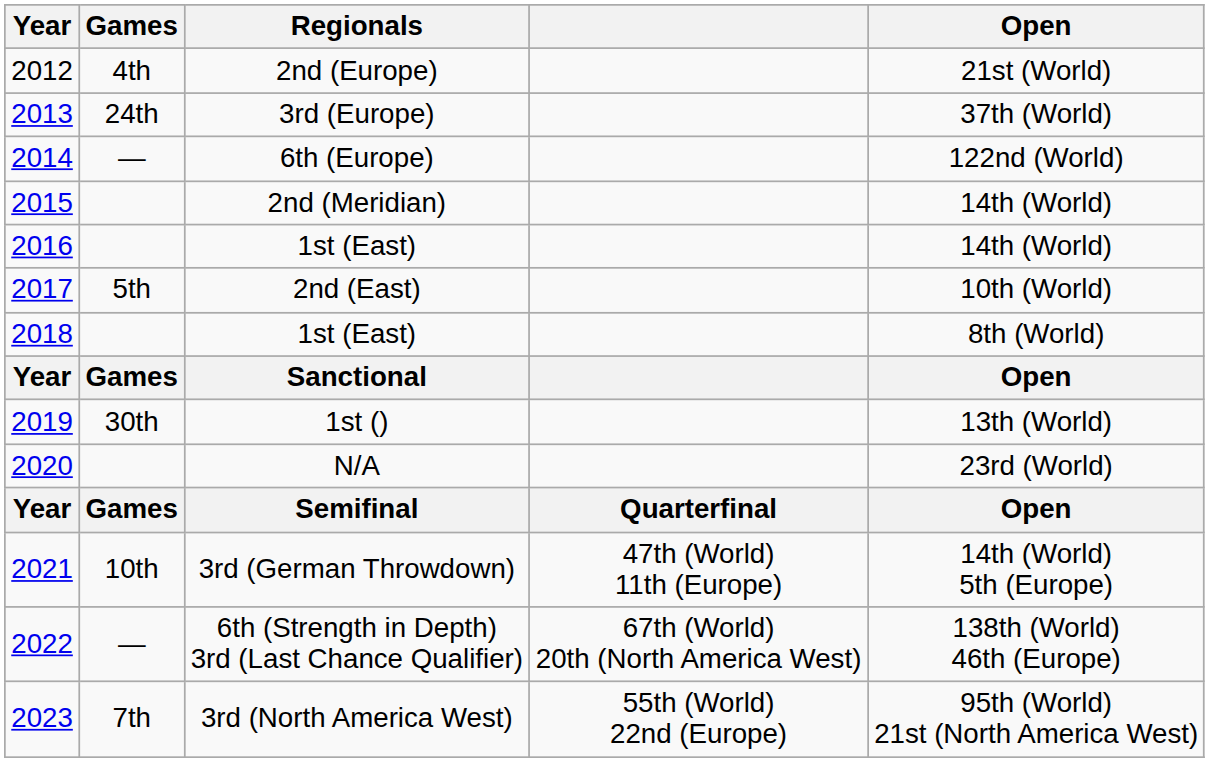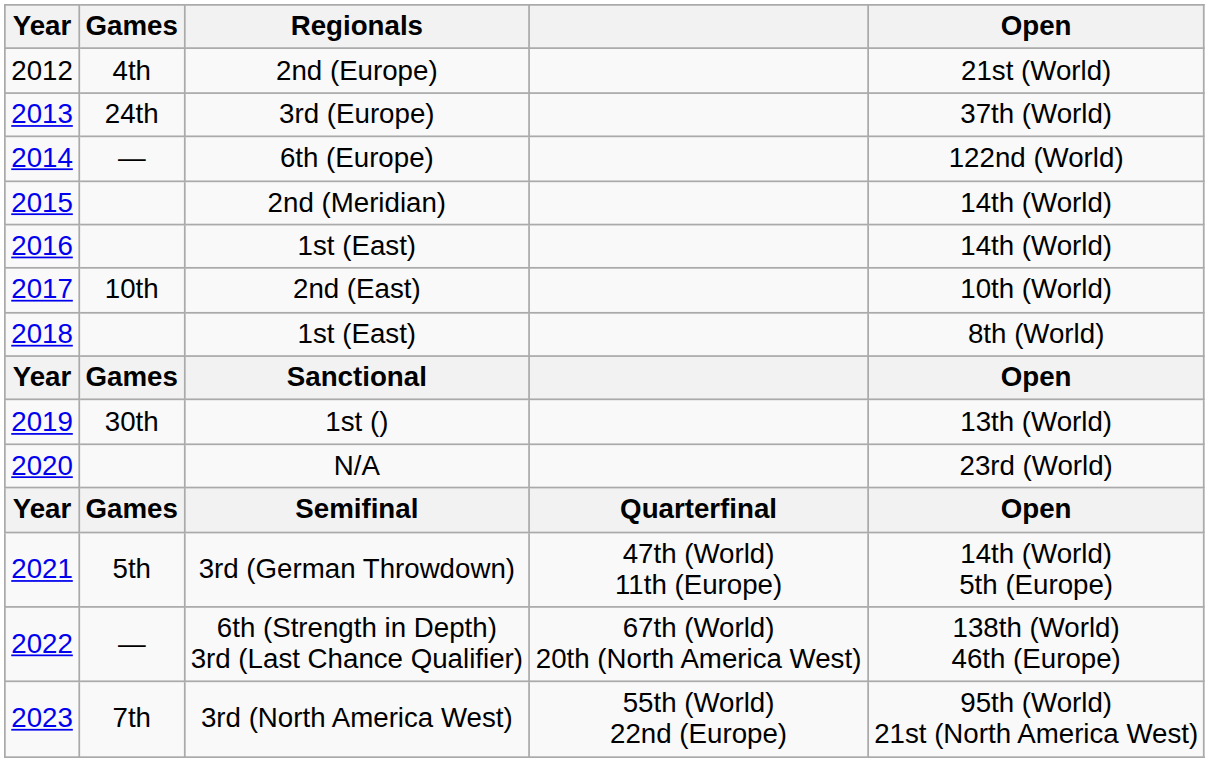(132, 289) 5th -> (132, 289) 10th
(132, 568) 10th -> (132, 568) 5th
